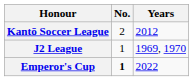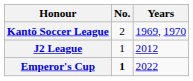(147, 31) 2012 -> (161, 31) 1969, 1970
(161, 48) 1969, 1970 -> (147, 48) 2012
